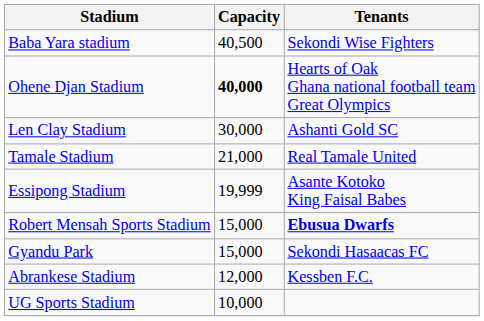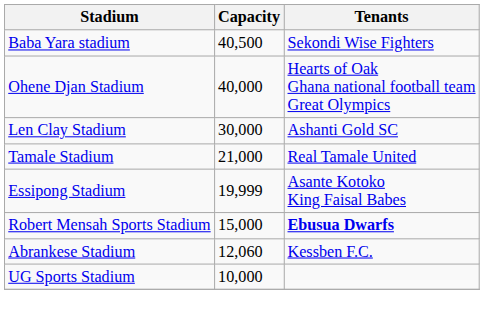(240, 86) bold -> (240, 86) normal
- row: (51, 251)
(240, 276) 12,000 -> (240, 251) 12,060
